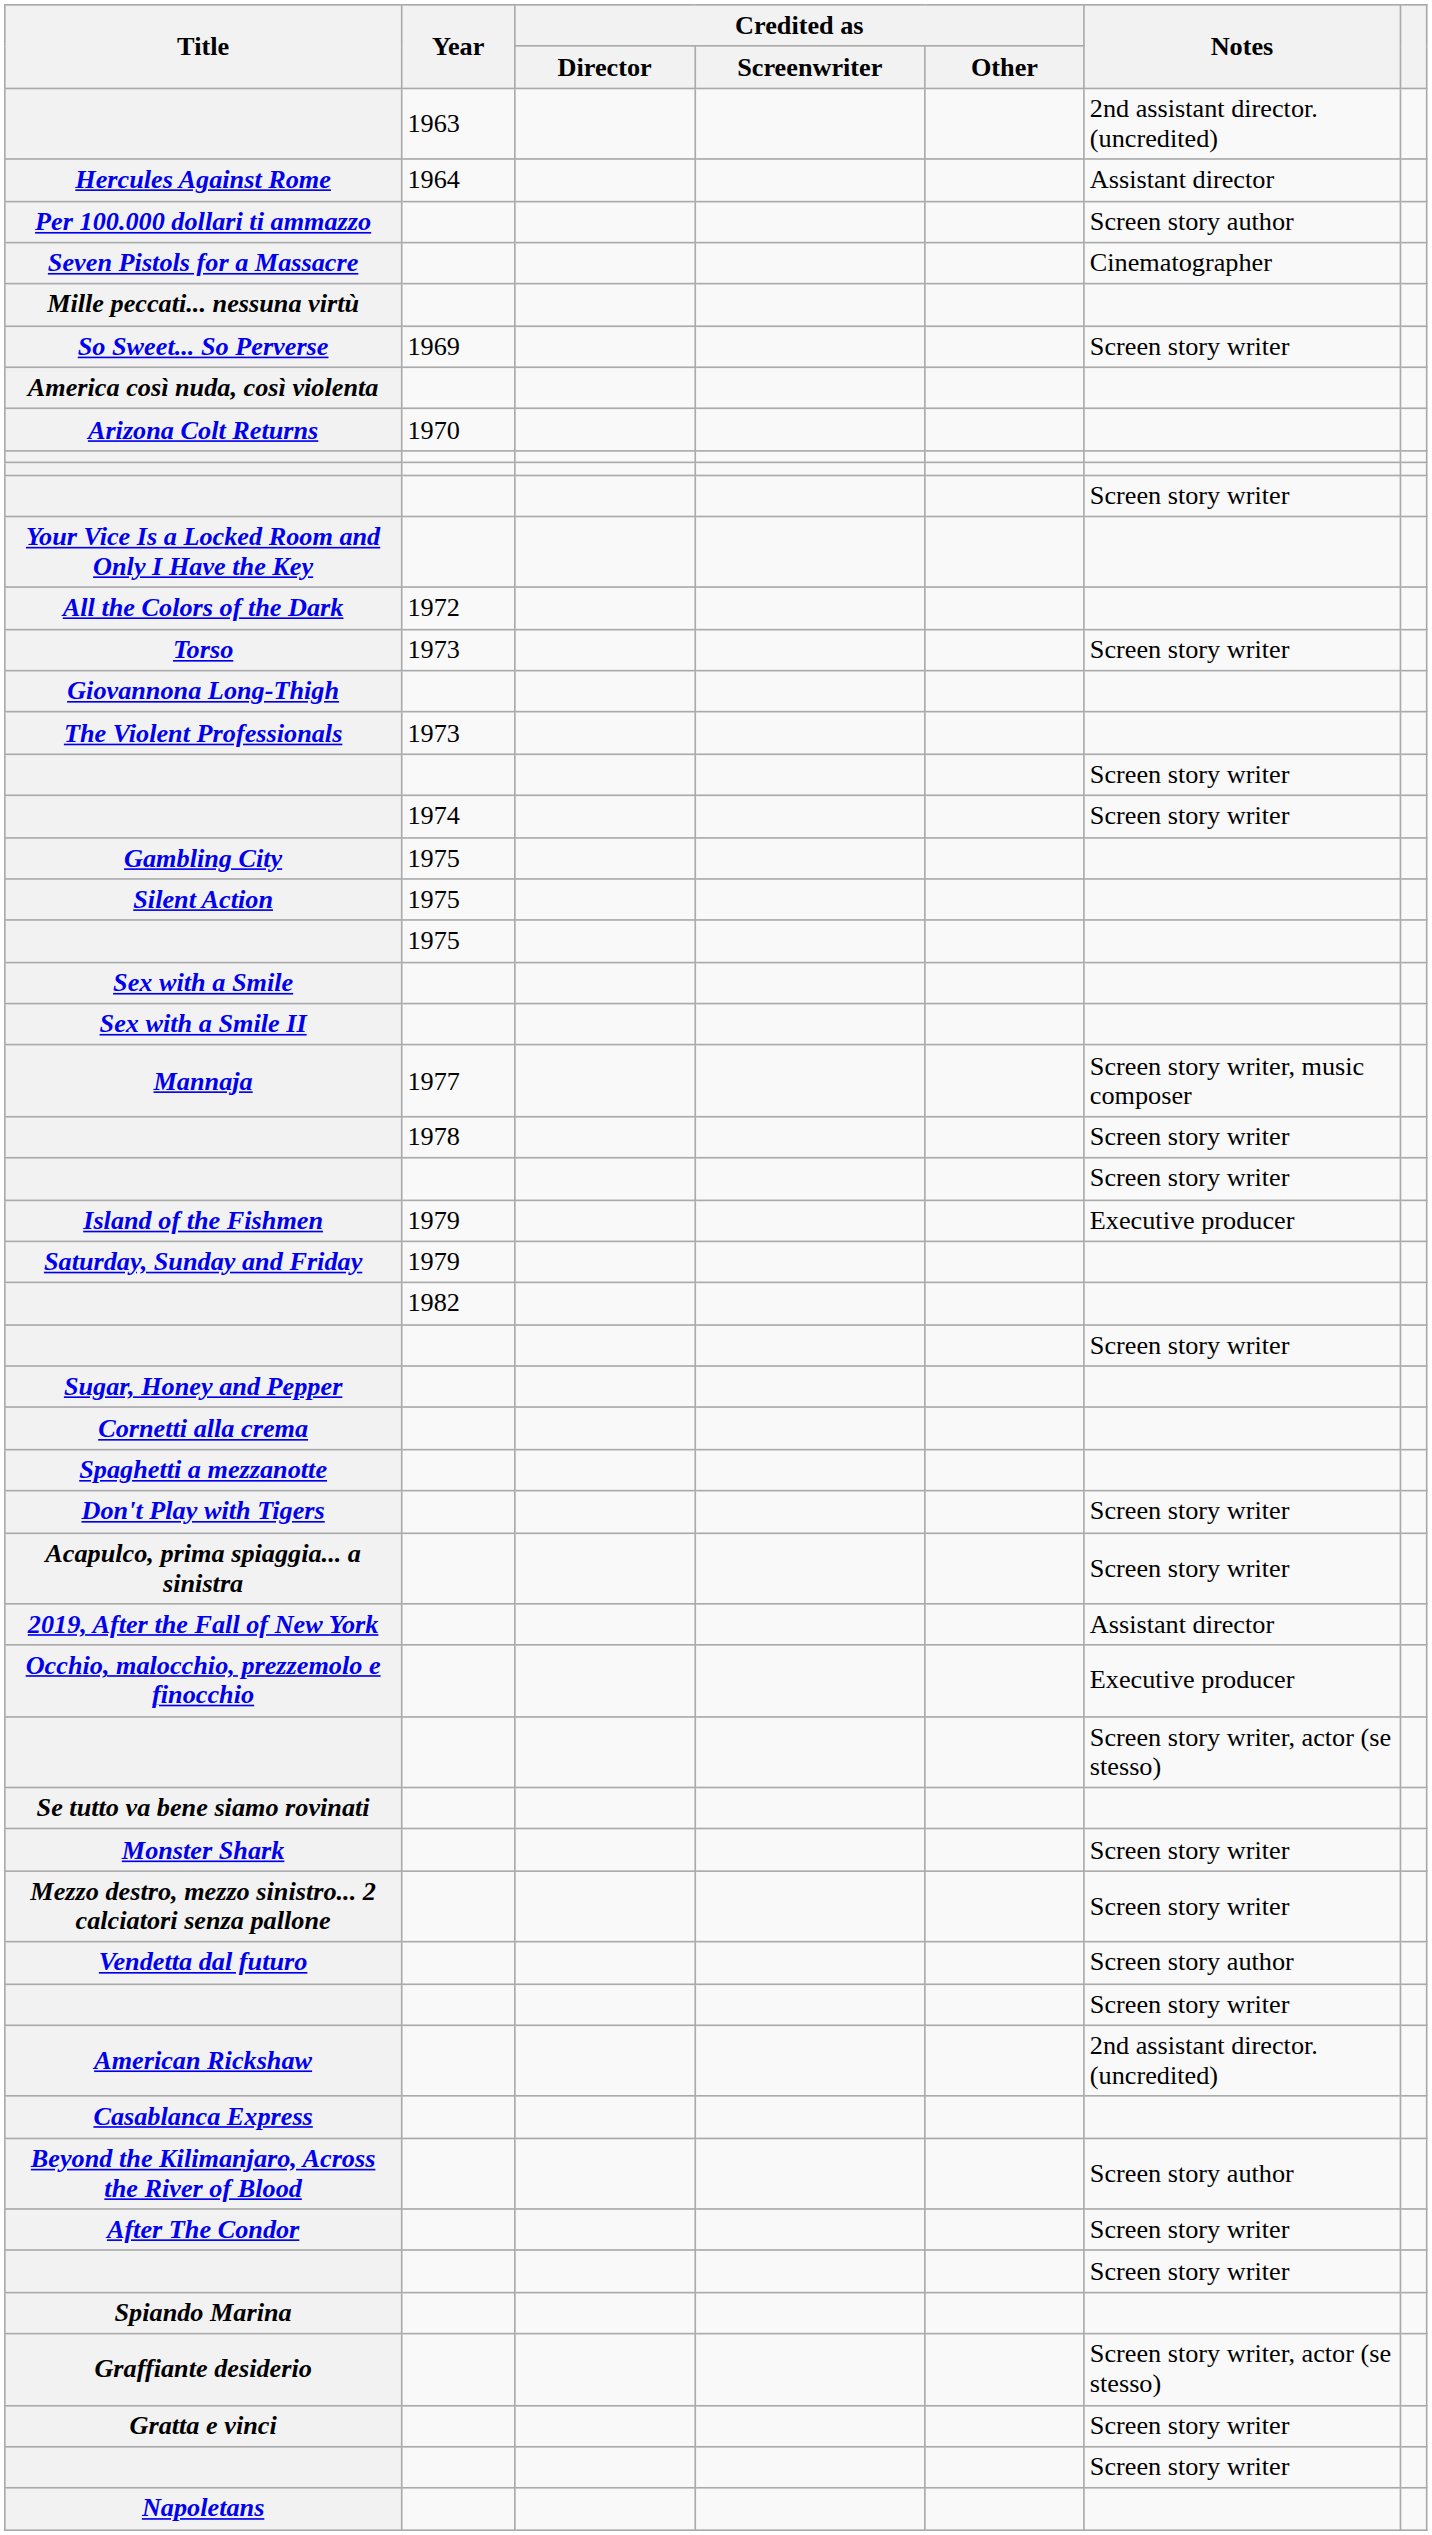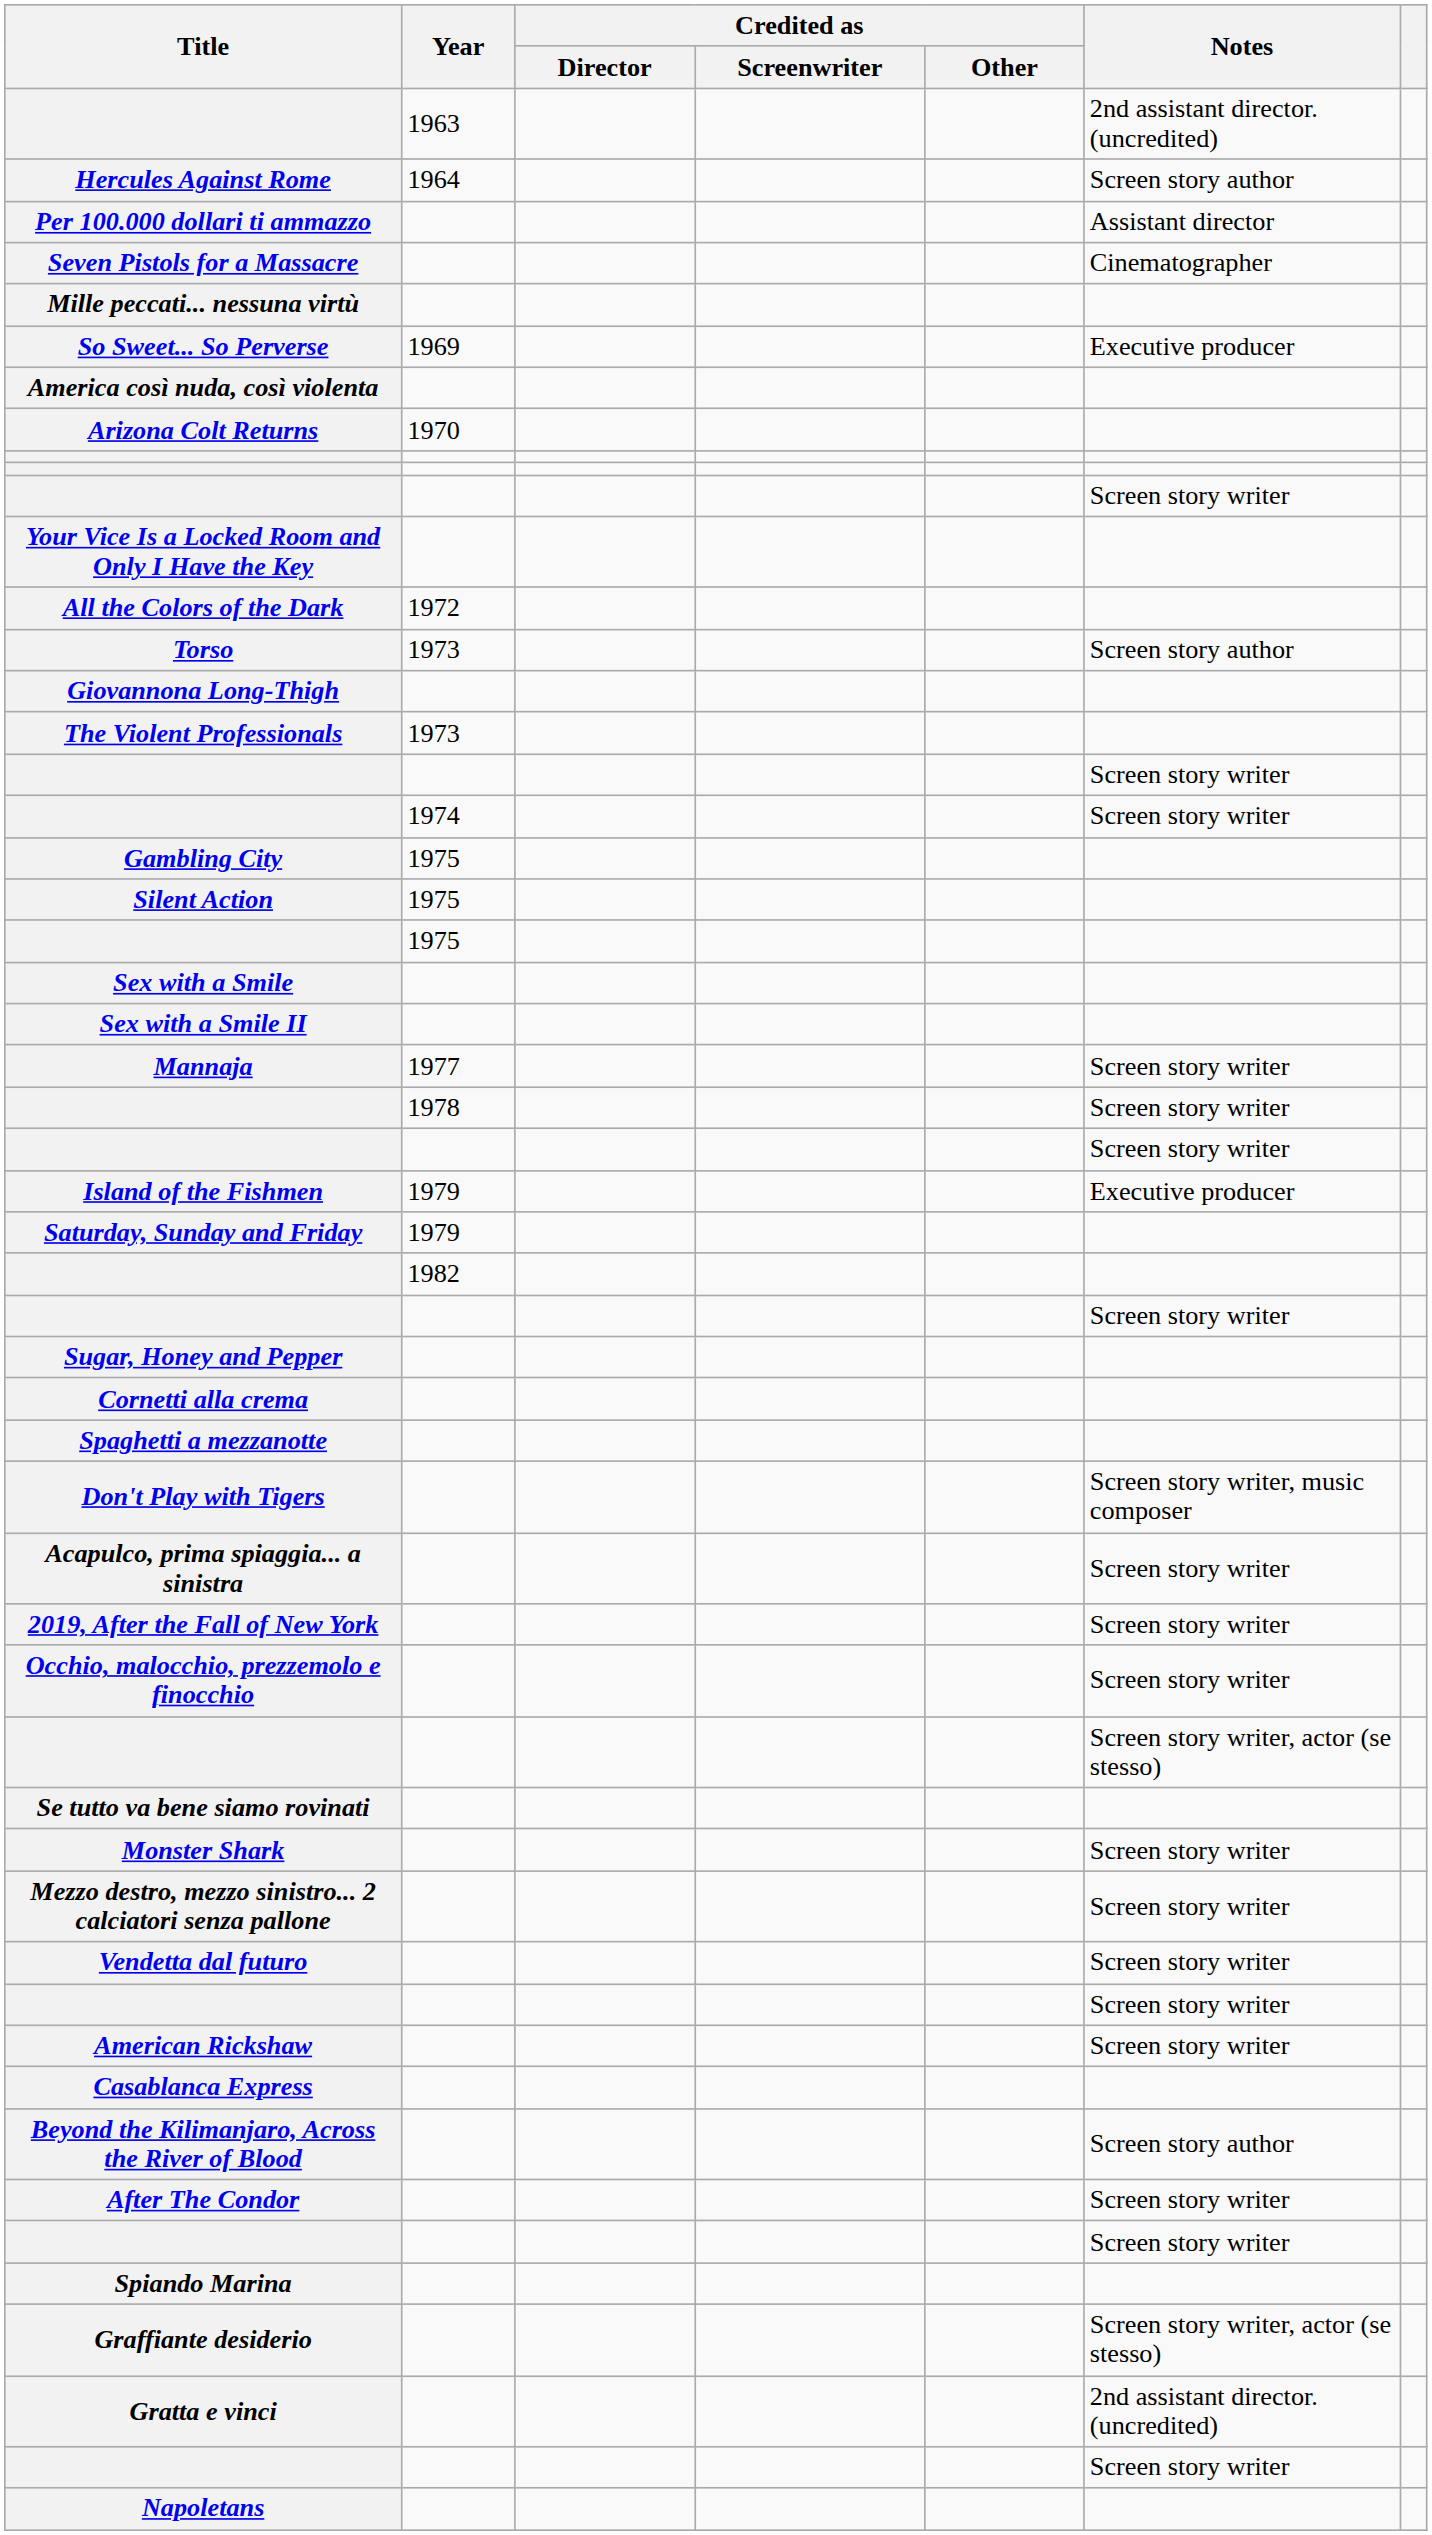(1182, 179) Assistant director -> (1192, 179) Screen story author
(1192, 221) Screen story author -> (1182, 221) Assistant director
(1190, 346) Screen story writer -> (1192, 346) Executive producer
(1190, 649) Screen story writer -> (1192, 649) Screen story author
(1227, 1080) Screen story writer, music composer -> (1190, 1065) Screen story writer
(1190, 1511) Screen story writer -> (1227, 1496) Screen story writer, music composer
(1182, 1624) Assistant director -> (1190, 1624) Screen story writer
(1192, 1680) Executive producer -> (1190, 1680) Screen story writer
(1192, 1962) Screen story author -> (1190, 1962) Screen story writer
(1204, 2060) 2nd assistant director. (uncredited) -> (1190, 2045) Screen story writer
(1190, 2425) Screen story writer -> (1204, 2410) 2nd assistant director. (uncredited)
